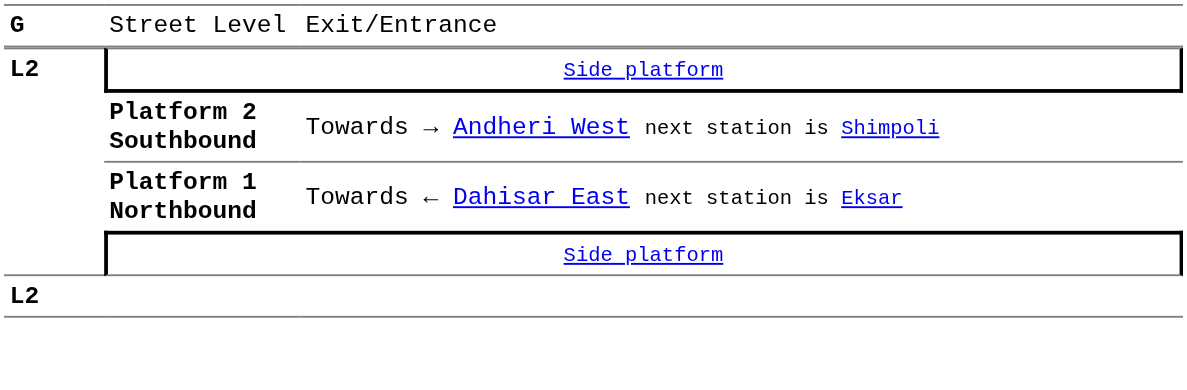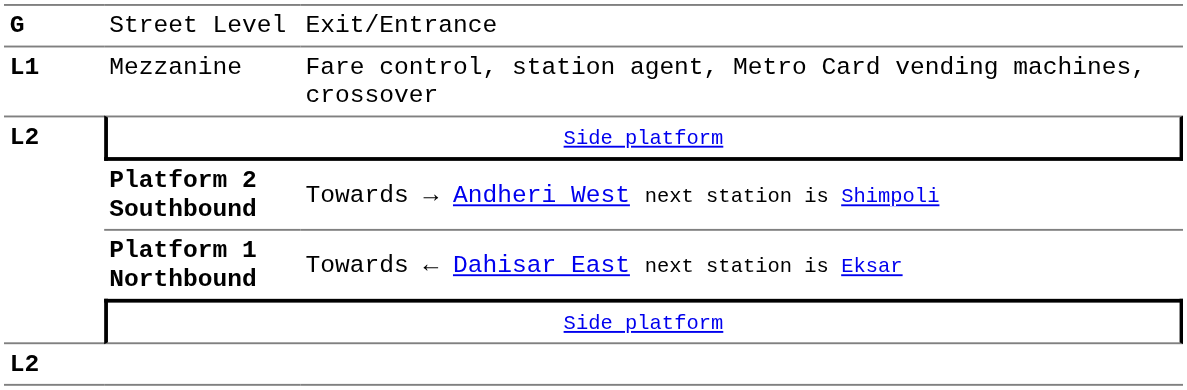+ row: (176, 67)
